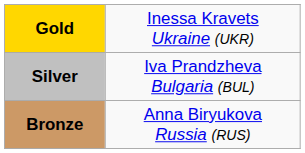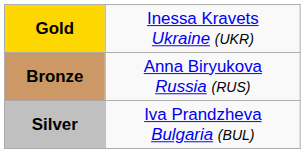rows swapped: (55, 76) <-> (55, 124)
